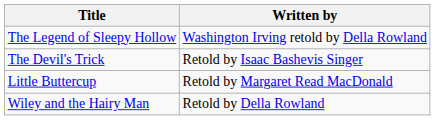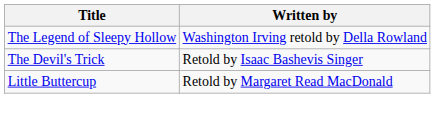- row: (78, 103)
